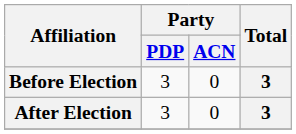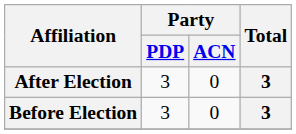rows swapped: (73, 81) <-> (73, 112)
